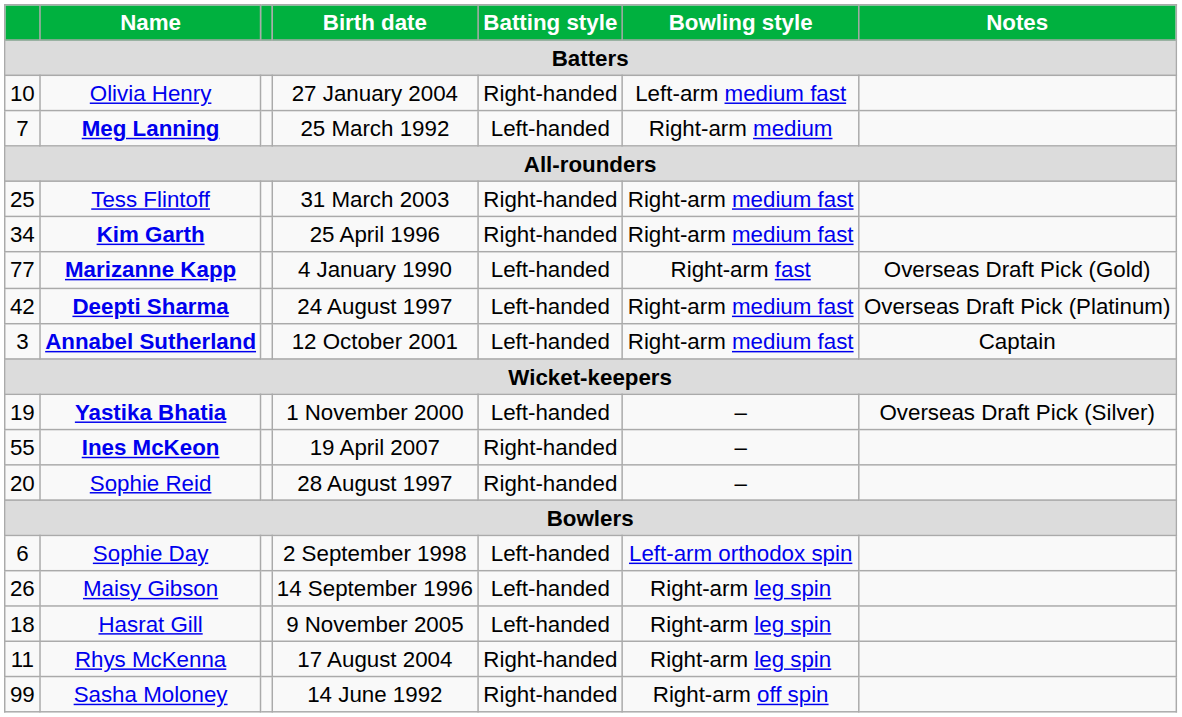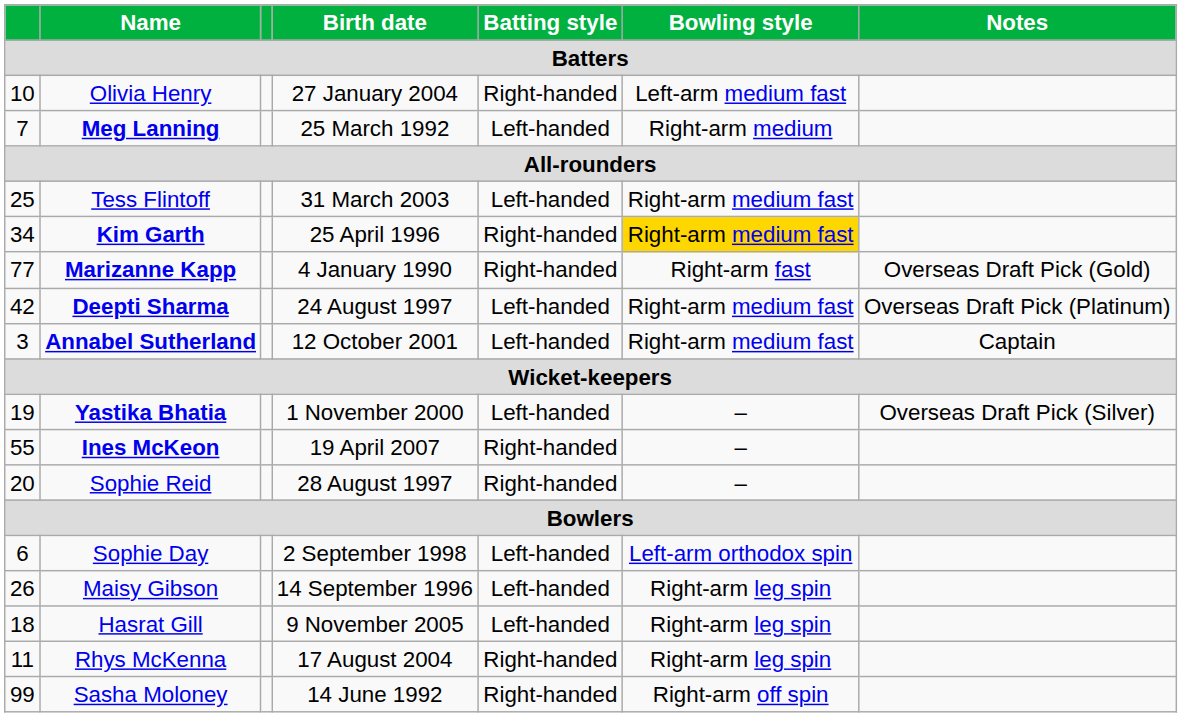(550, 199) Right-handed -> (550, 199) Left-handed
(741, 235) no background -> (741, 235) gold background
(550, 270) Left-handed -> (550, 270) Right-handed
